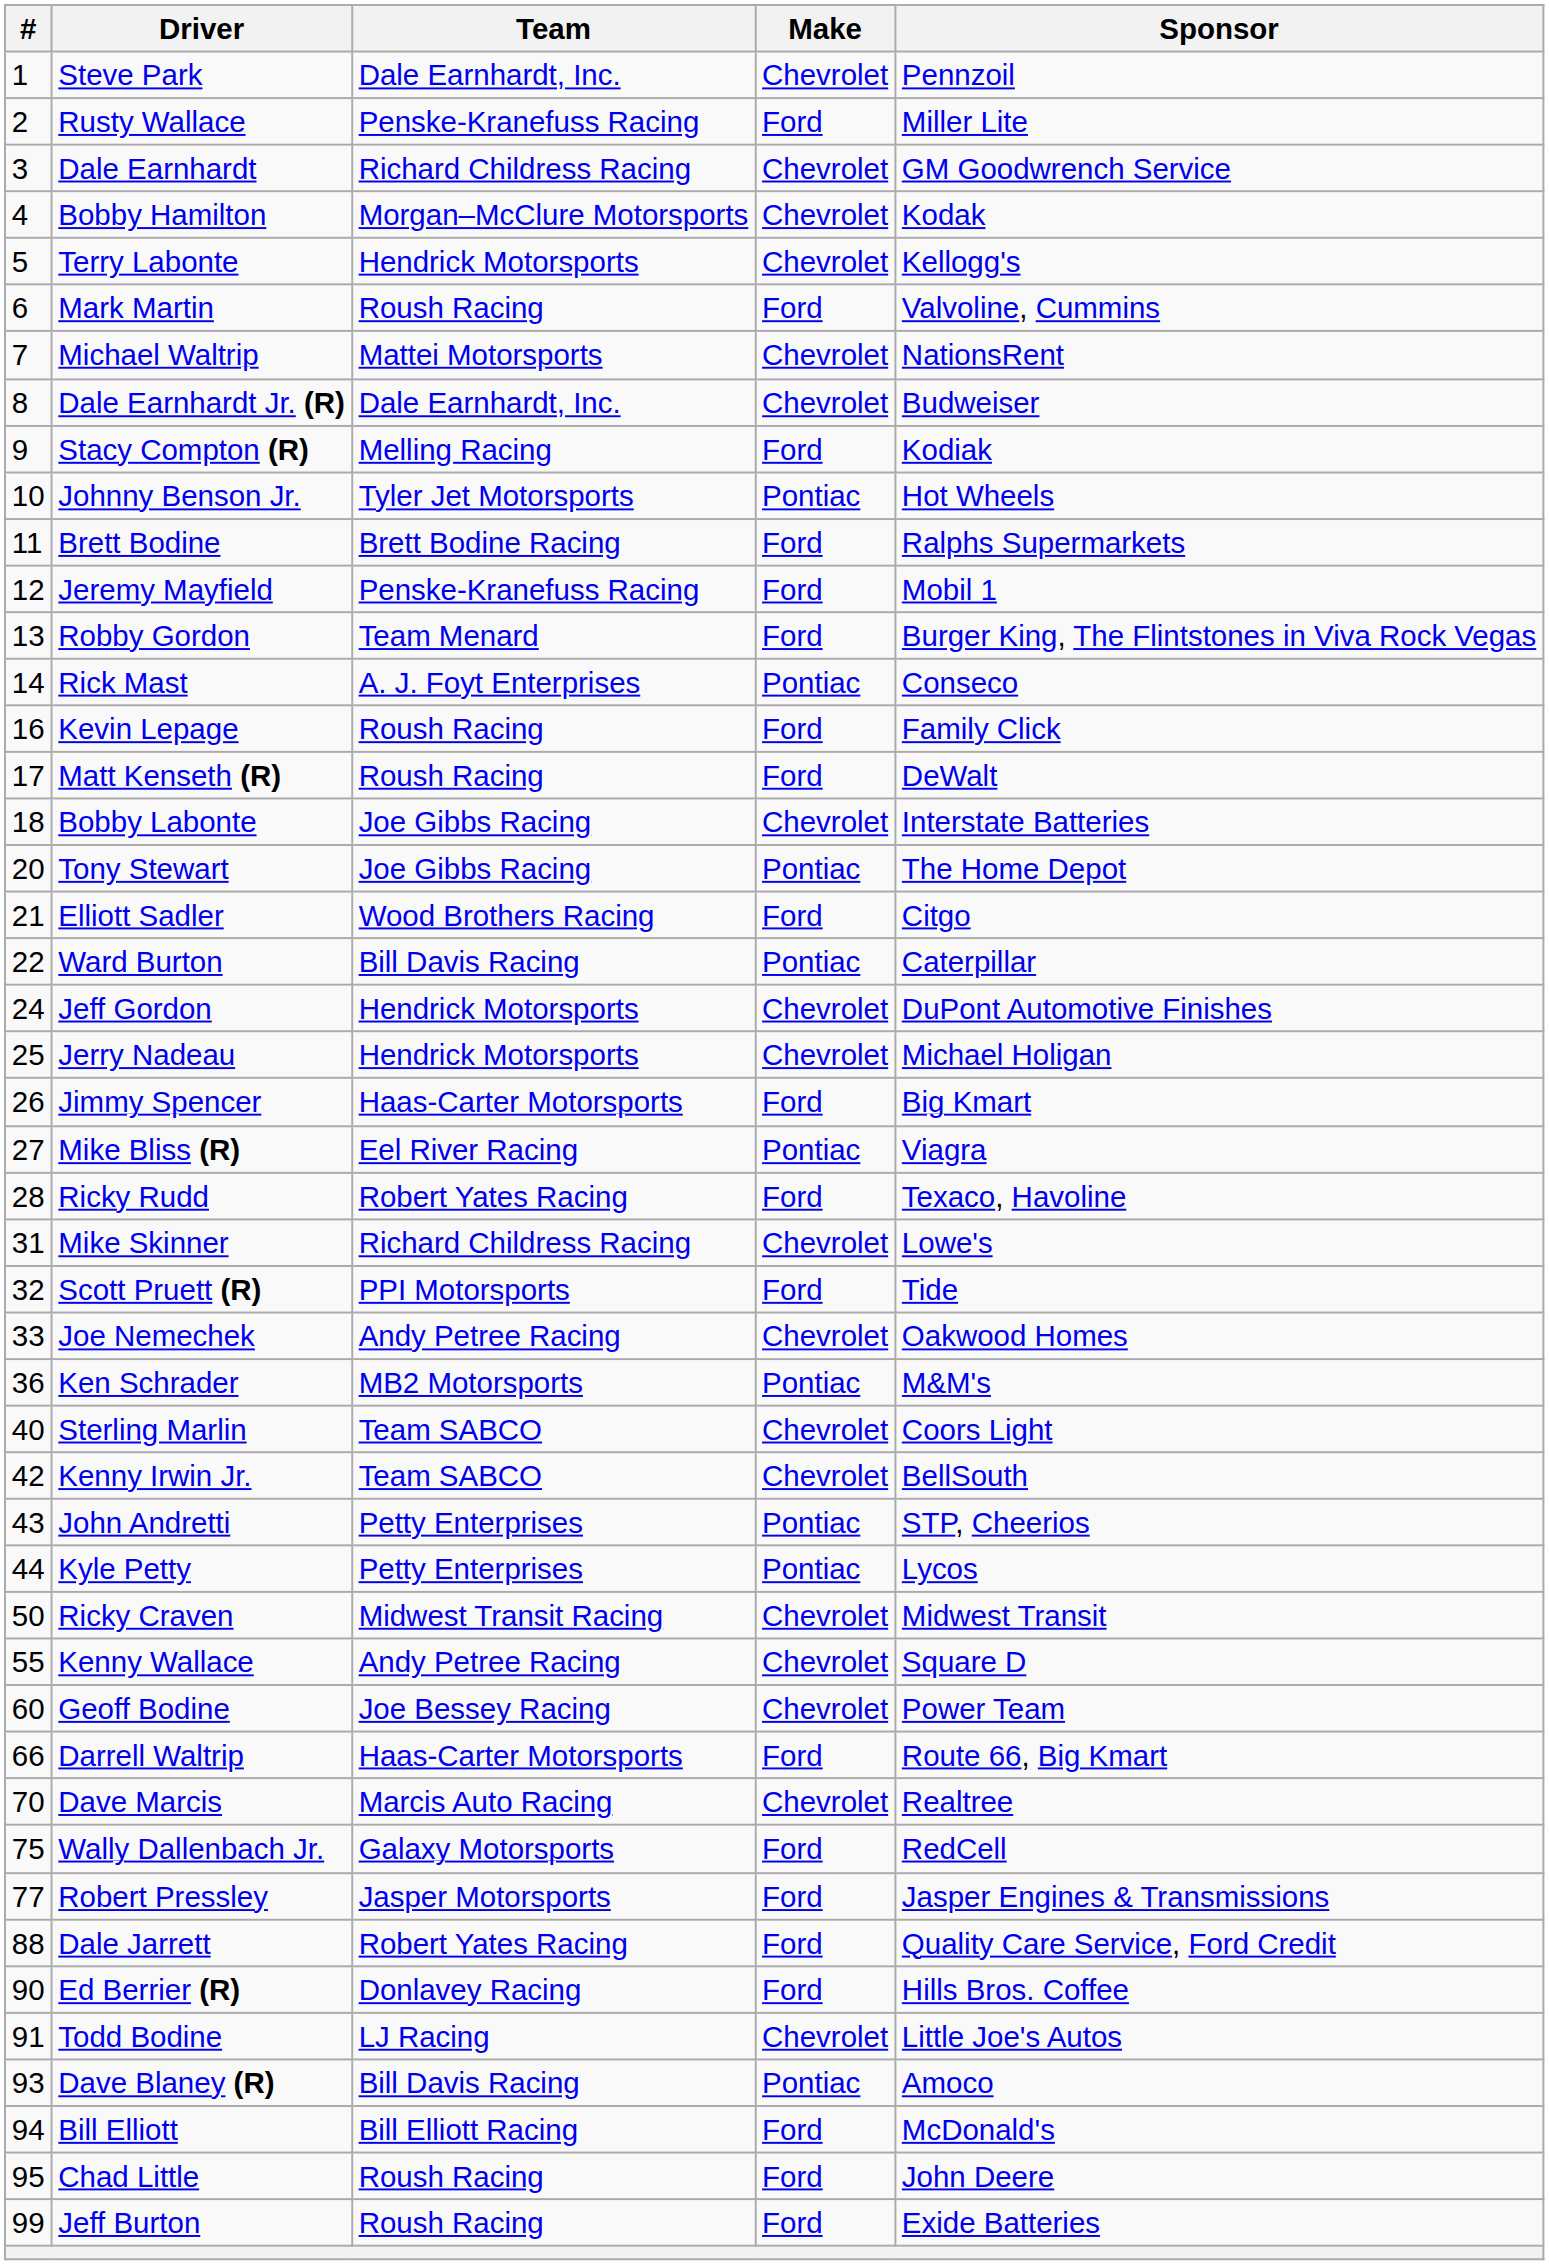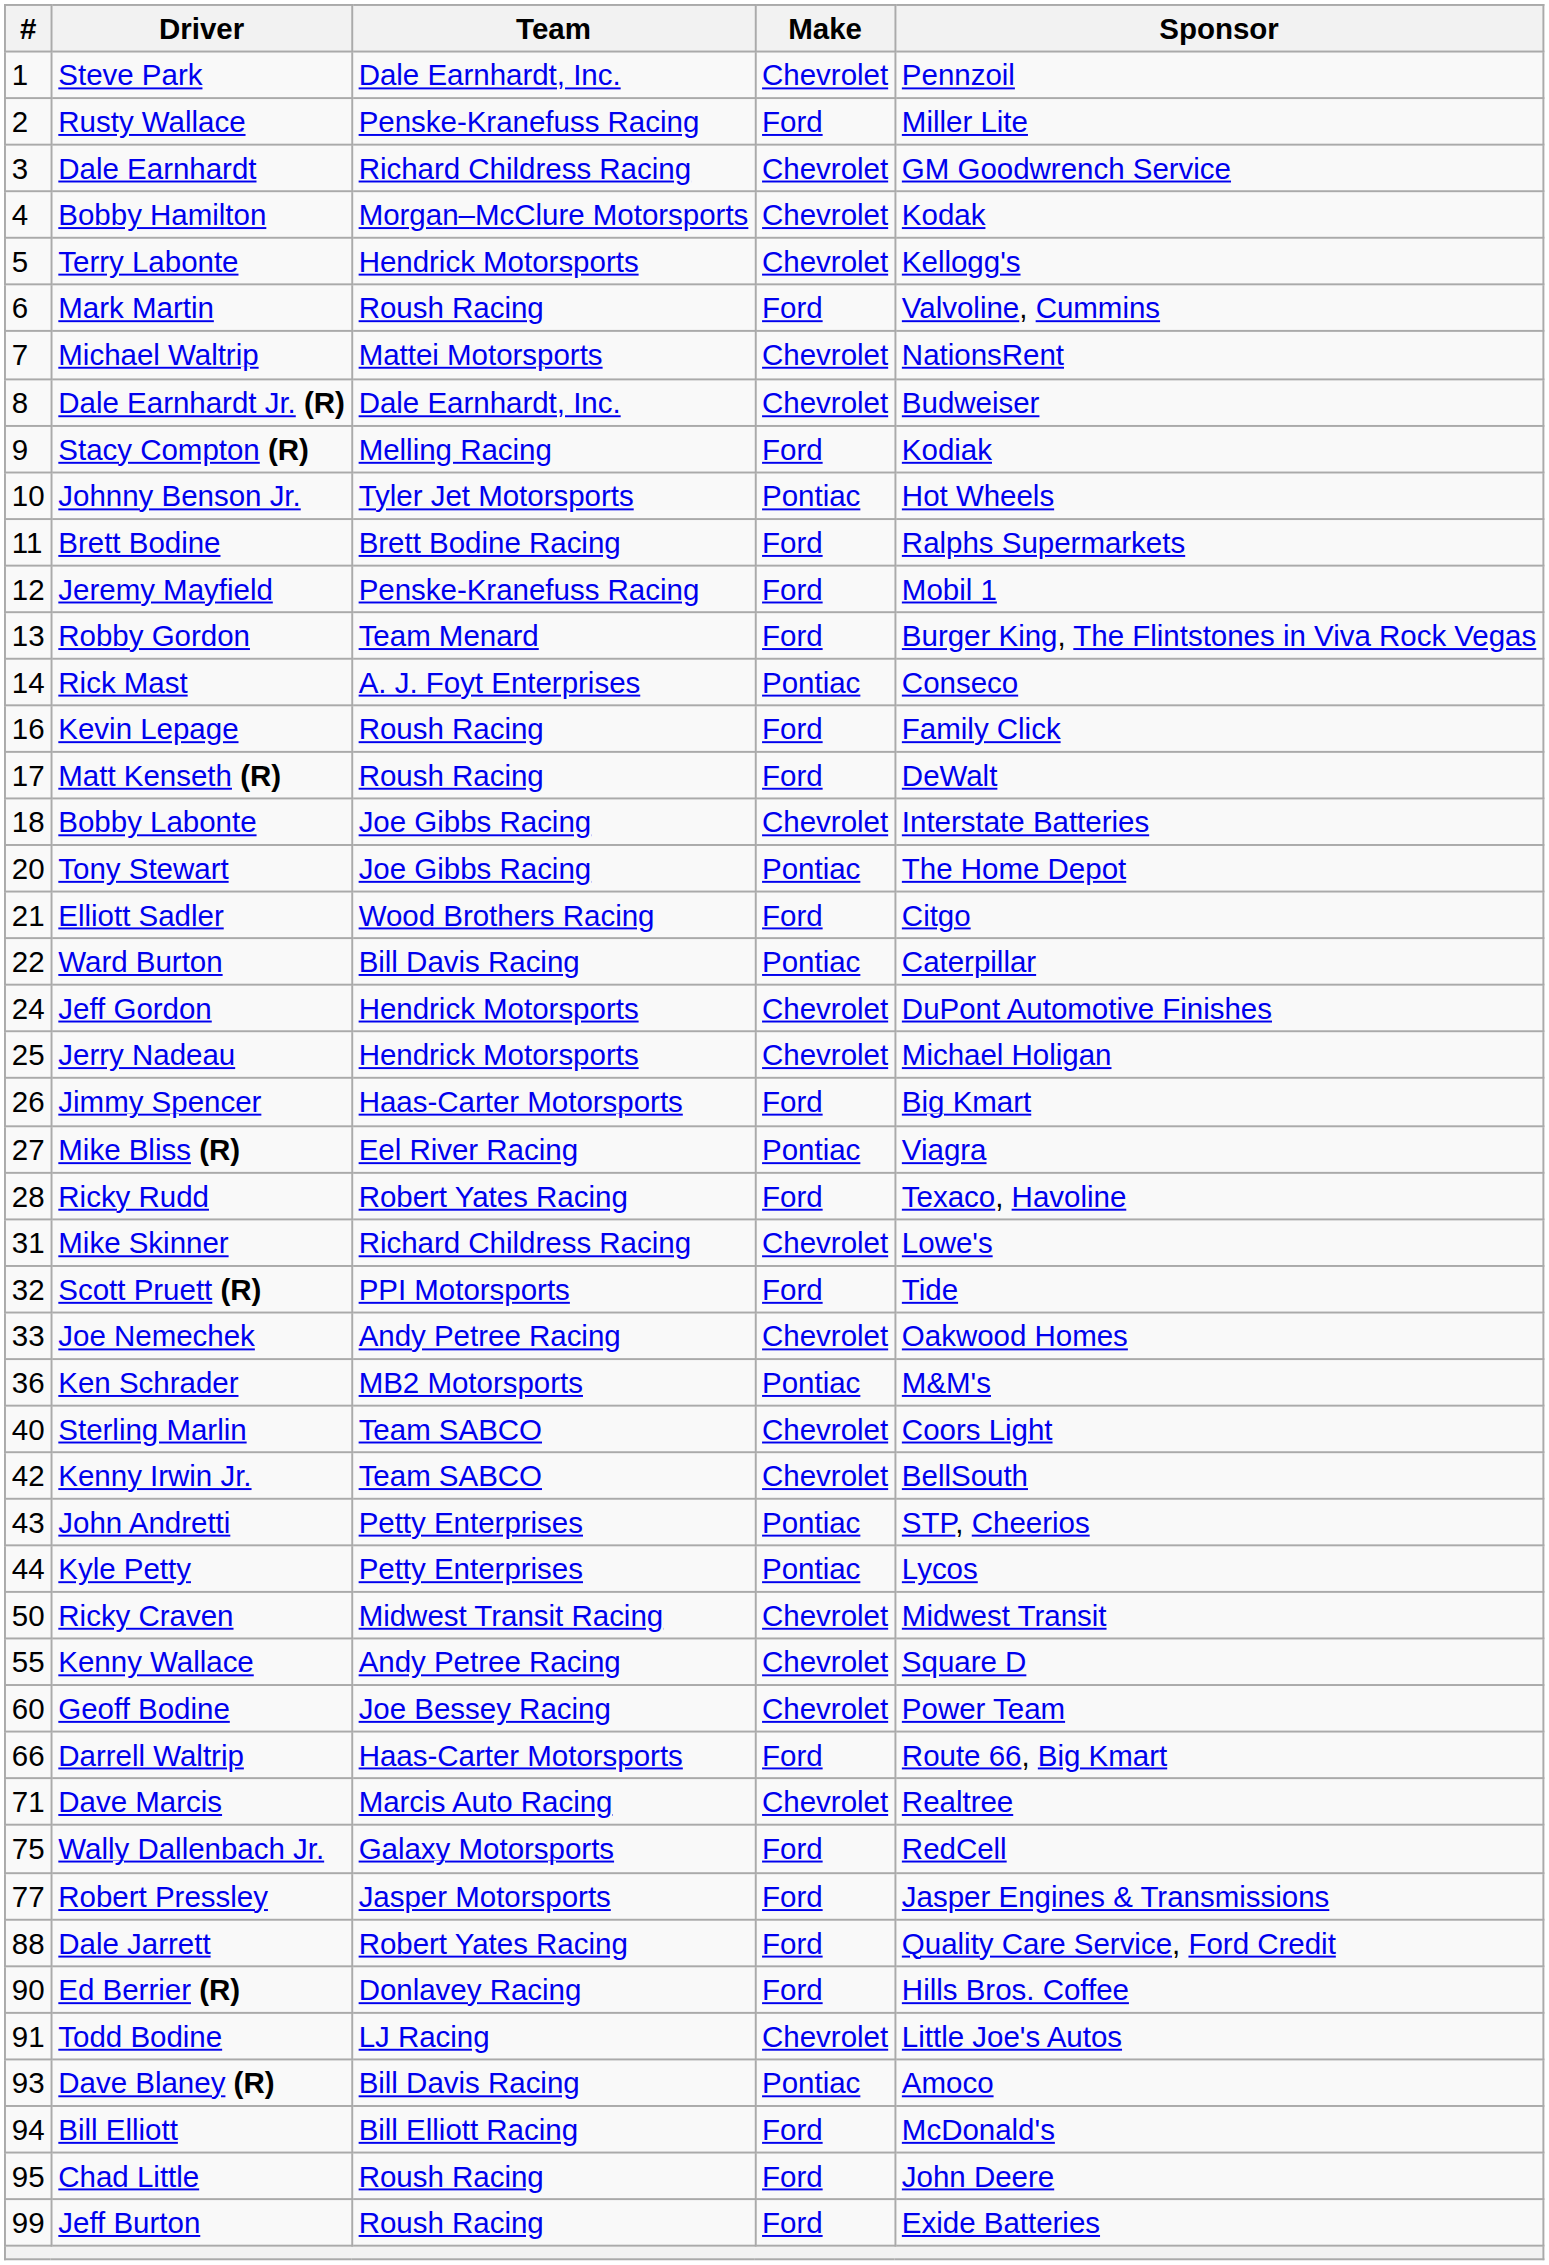(28, 1802) 70 -> (28, 1802) 71
